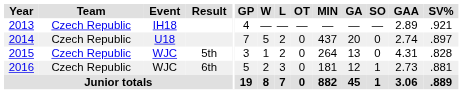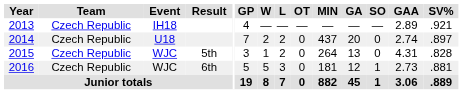(266, 39) 5 -> (266, 39) 2
(266, 68) 2 -> (266, 68) 5
